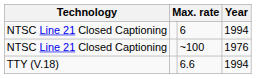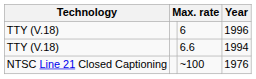(87, 30) NTSC Line 21 Closed Captioning -> (33, 30) TTY (V.18)
(236, 30) 1994 -> (236, 30) 1996
rows swapped: (187, 64) <-> (192, 47)
